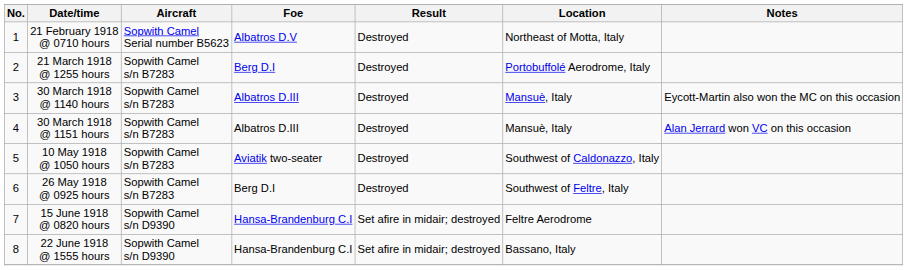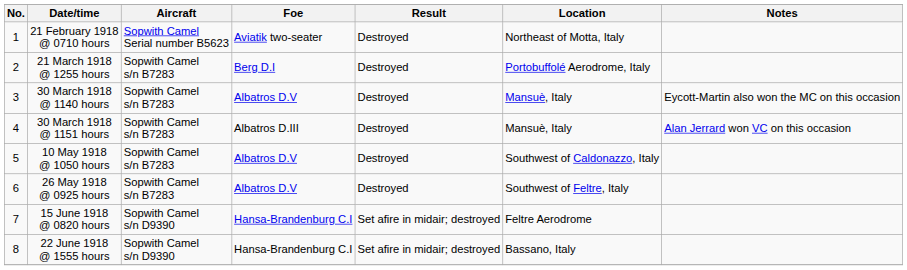(266, 37) Albatros D.V -> (278, 37) Aviatik two-seater
(266, 98) Albatros D.III -> (266, 98) Albatros D.V
(278, 158) Aviatik two-seater -> (266, 158) Albatros D.V
(255, 189) Berg D.I -> (266, 189) Albatros D.V
